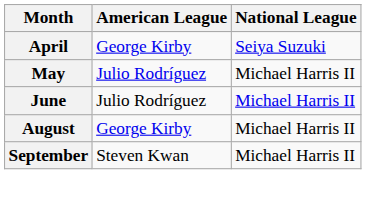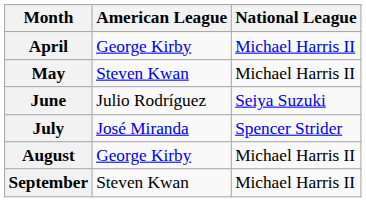(280, 45) Seiya Suzuki -> (295, 45) Michael Harris II
(151, 73) Julio Rodríguez -> (142, 73) Steven Kwan
(295, 100) Michael Harris II -> (280, 100) Seiya Suzuki
+ row: (48, 127)
